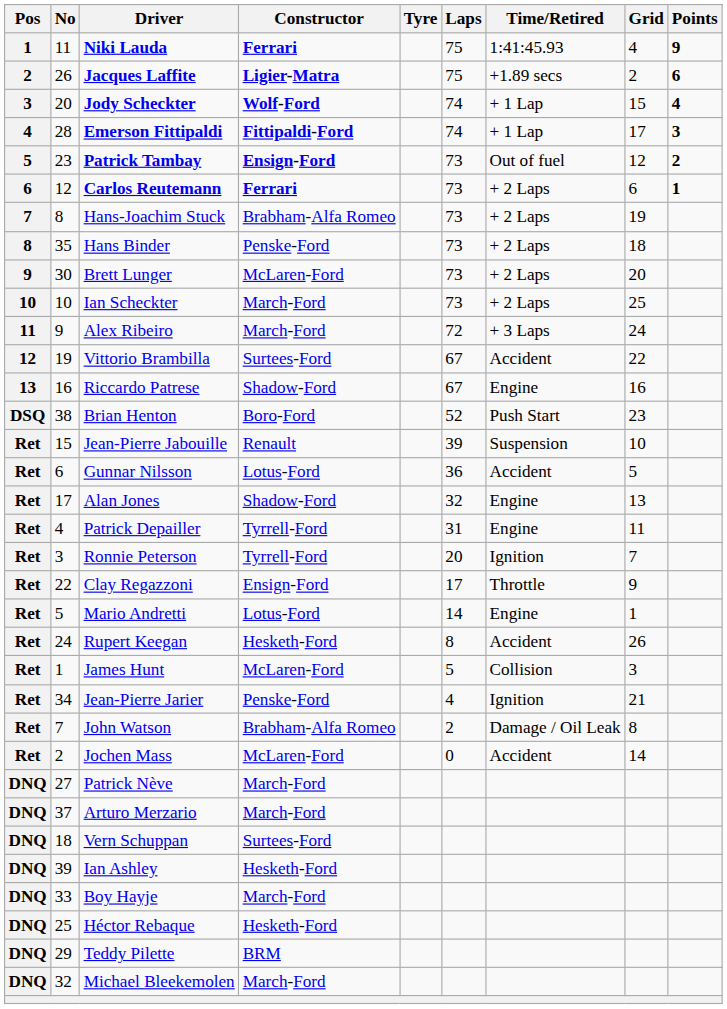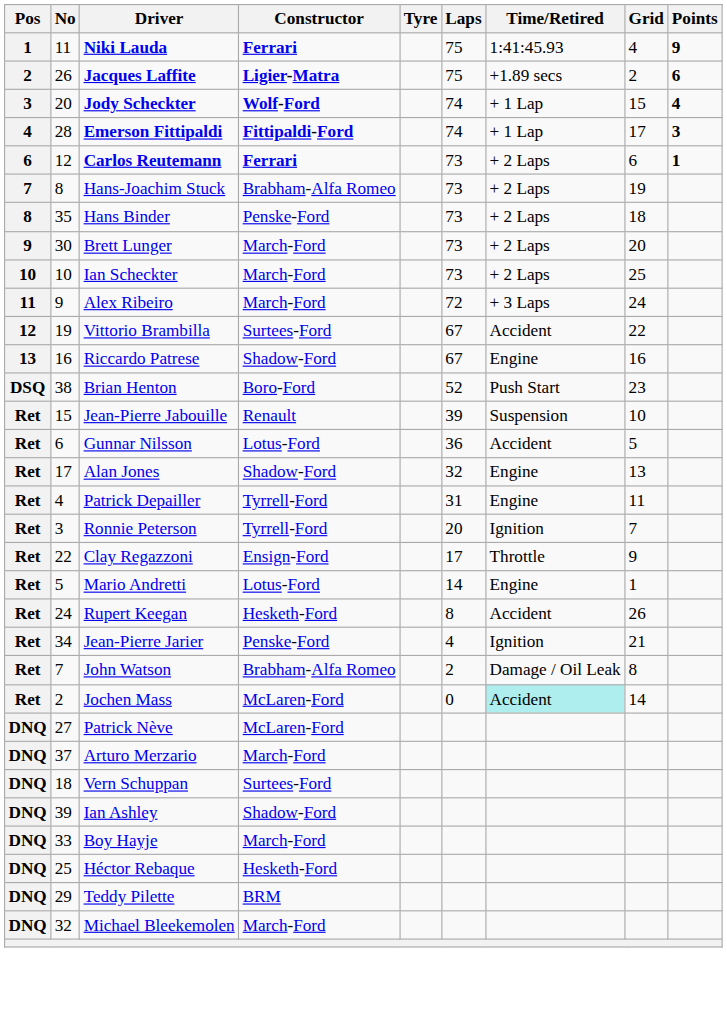- row: (143, 160)
(293, 273) McLaren-Ford -> (284, 245) March-Ford
- row: (124, 670)
(521, 755) no background -> (521, 698) paleturquoise background
(284, 783) March-Ford -> (293, 726) McLaren-Ford
(290, 868) Hesketh-Ford -> (289, 811) Shadow-Ford
